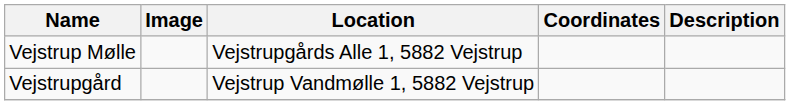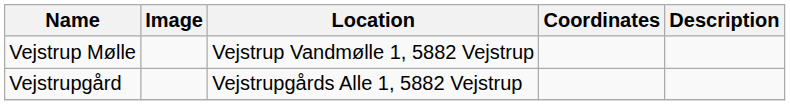(367, 52) Vejstrupgårds Alle 1, 5882 Vejstrup -> (373, 52) Vejstrup Vandmølle 1, 5882 Vejstrup
(373, 83) Vejstrup Vandmølle 1, 5882 Vejstrup -> (367, 83) Vejstrupgårds Alle 1, 5882 Vejstrup
